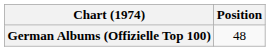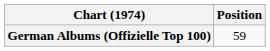(239, 35) 48 -> (239, 35) 59
